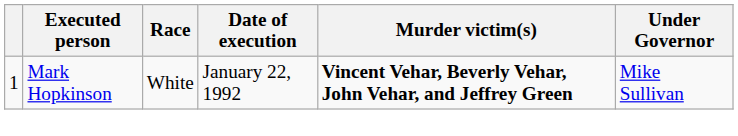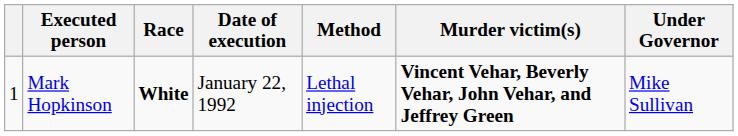+ column: (349, 30)
(170, 82) normal -> (164, 93) bold
